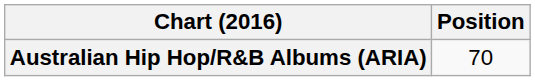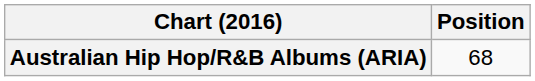(481, 57) 70 -> (481, 57) 68
